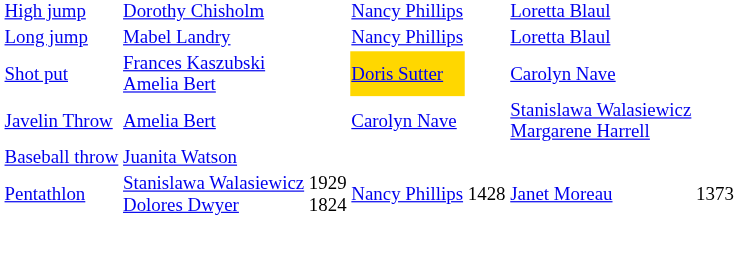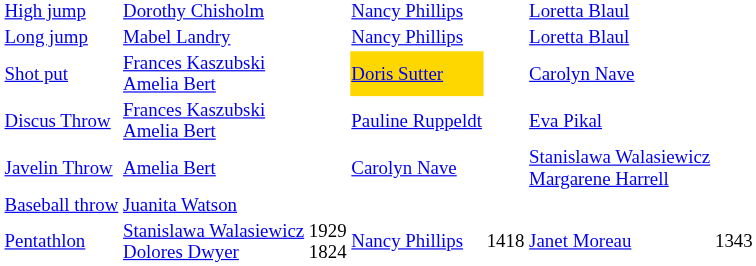+ row: (58, 120)
(487, 193) 1428 -> (506, 241) 1418
(715, 193) 1373 -> (734, 241) 1343
